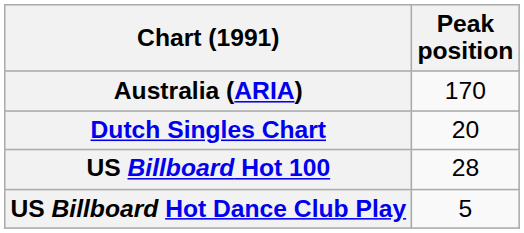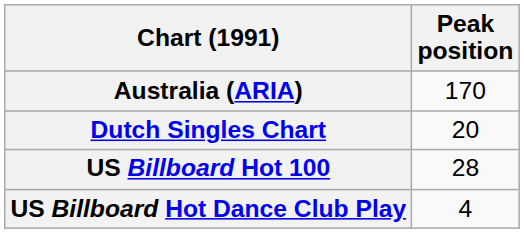(465, 208) 5 -> (465, 208) 4
